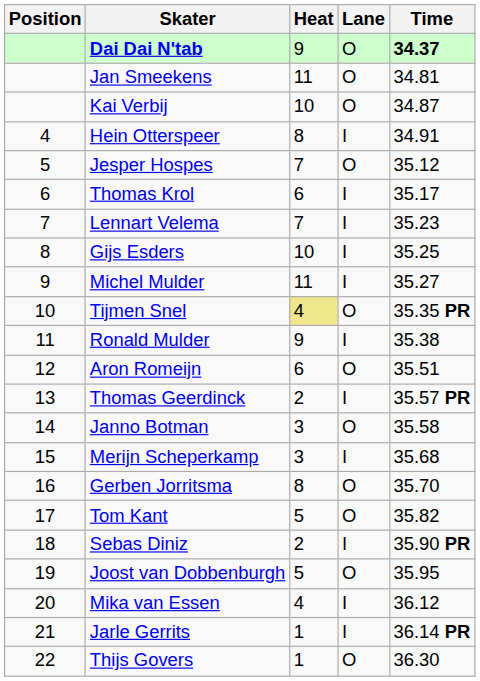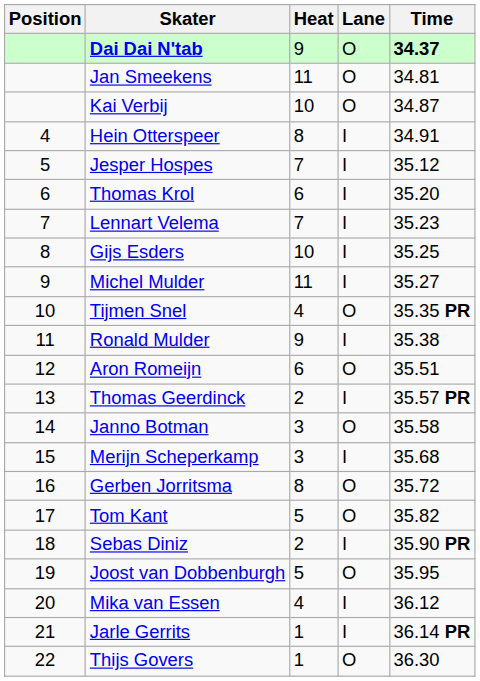(349, 164) O -> (345, 164) I
(417, 194) 35.17 -> (417, 194) 35.20
(299, 310) khaki background -> (299, 310) no background
(417, 485) 35.70 -> (417, 485) 35.72
